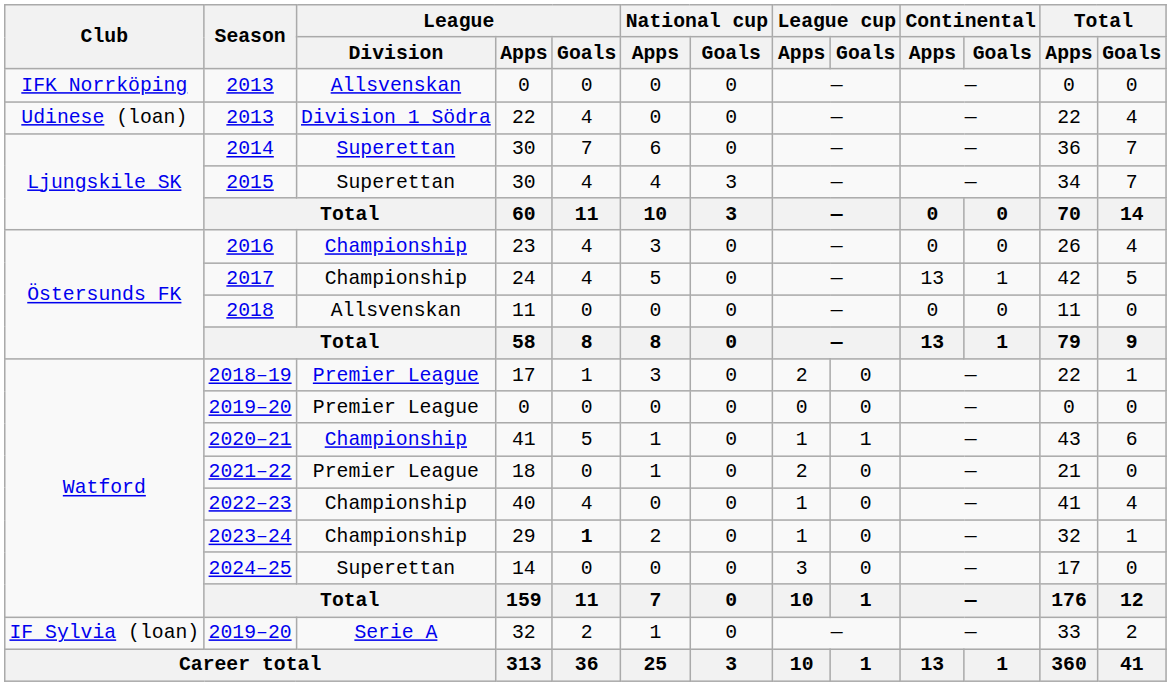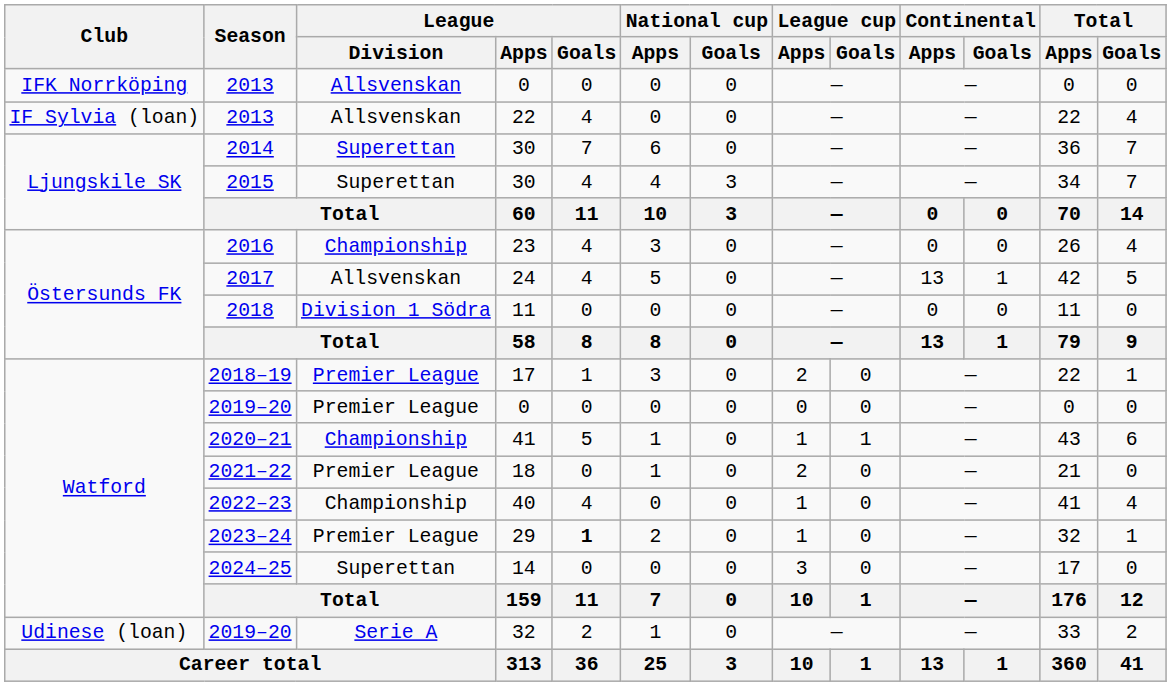(104, 117) Udinese (loan) -> (104, 117) IF Sylvia (loan)
(396, 117) Division 1 Södra -> (396, 117) Allsvenskan
(396, 279) Championship -> (396, 279) Allsvenskan
(396, 311) Allsvenskan -> (396, 311) Division 1 Södra
(396, 536) Championship -> (396, 536) Premier League
(104, 633) IF Sylvia (loan) -> (104, 633) Udinese (loan)
